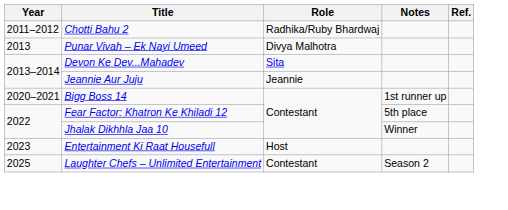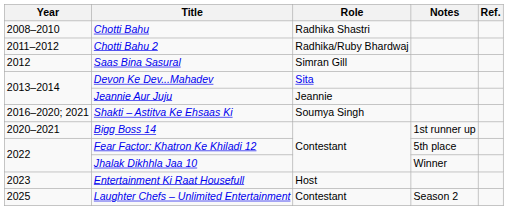+ row: (121, 29)
+ row: (137, 63)
- row: (136, 46)
+ row: (163, 113)
